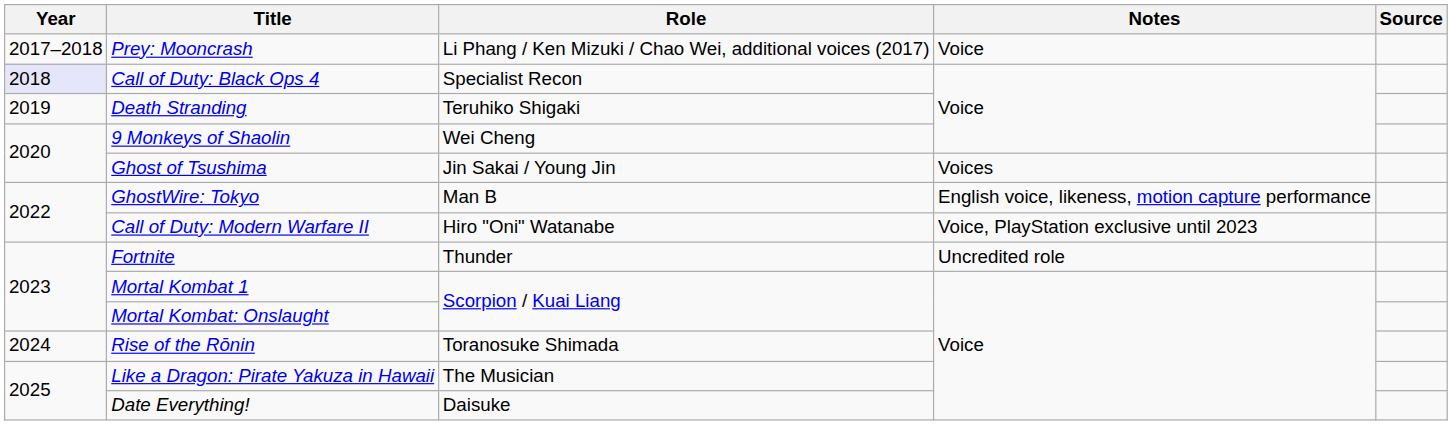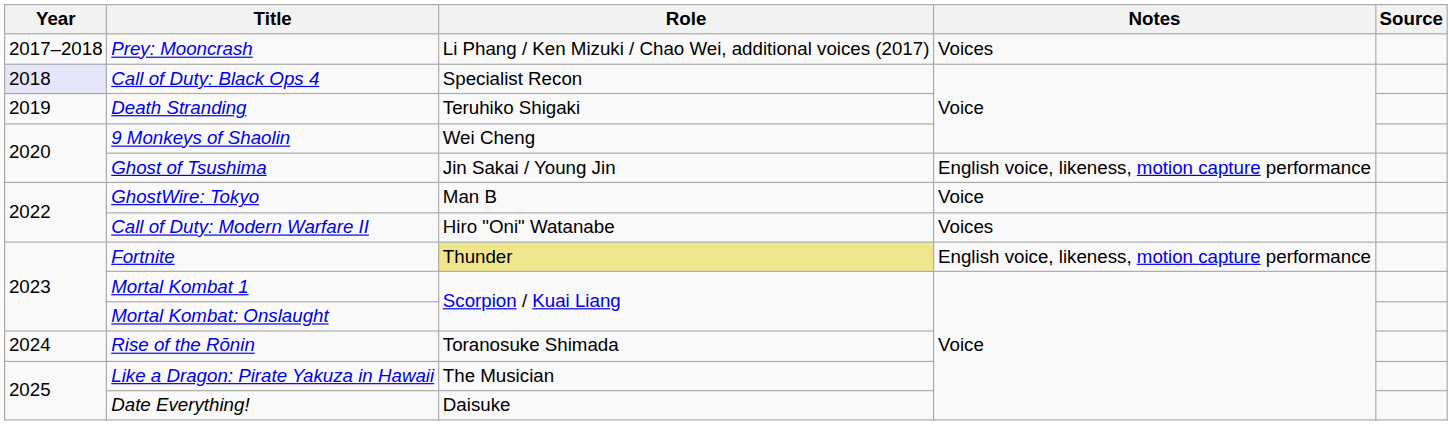(961, 49) Voice -> (966, 49) Voices
(966, 167) Voices -> (1154, 167) English voice, likeness, motion capture performance
(1154, 197) English voice, likeness, motion capture performance -> (961, 197) Voice
(1098, 227) Voice, PlayStation exclusive until 2023 -> (966, 227) Voices
(478, 256) no background -> (478, 256) khaki background
(1002, 256) Uncredited role -> (1154, 256) English voice, likeness, motion capture performance
